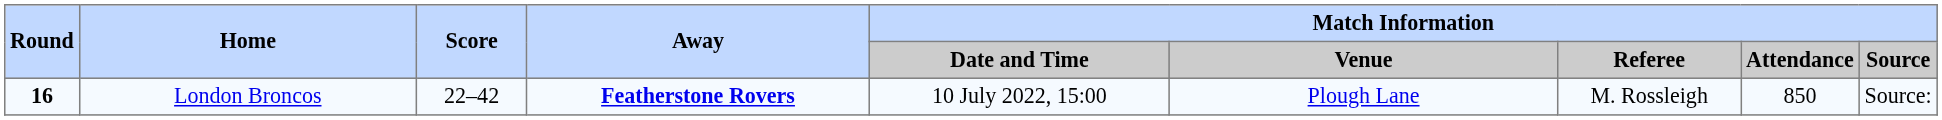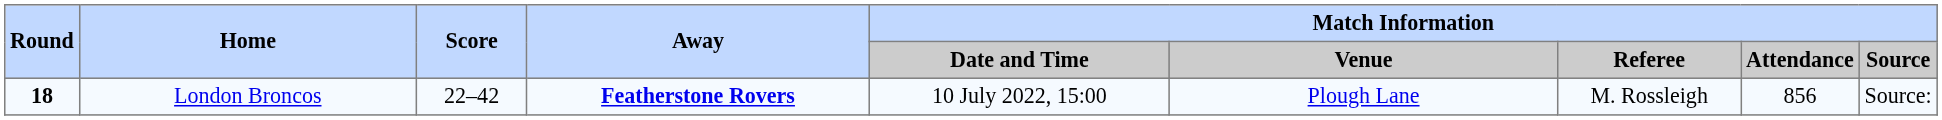(42, 96) 16 -> (42, 96) 18
(1800, 96) 850 -> (1800, 96) 856
